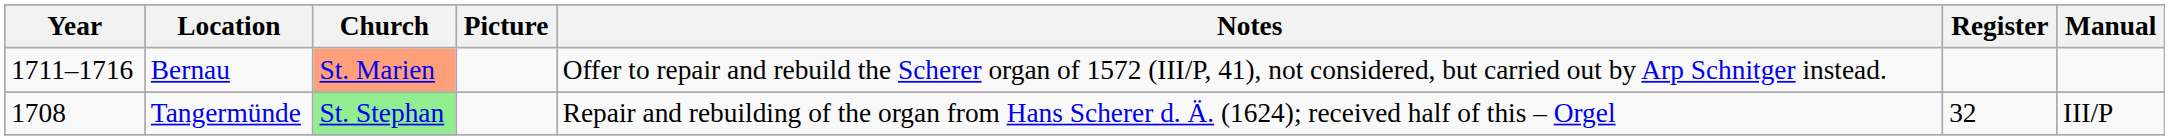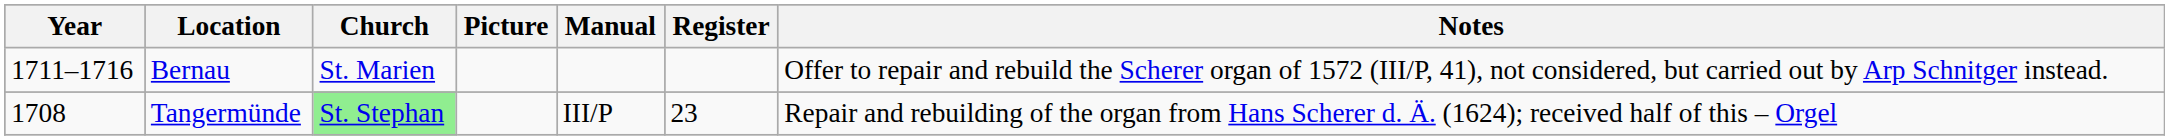columns swapped: (2111, 26) <-> (1250, 26)
(377, 69) lightsalmon background -> (377, 69) no background
(1963, 112) 32 -> (684, 112) 23
